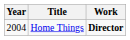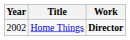(16, 27) 2004 -> (16, 27) 2002
